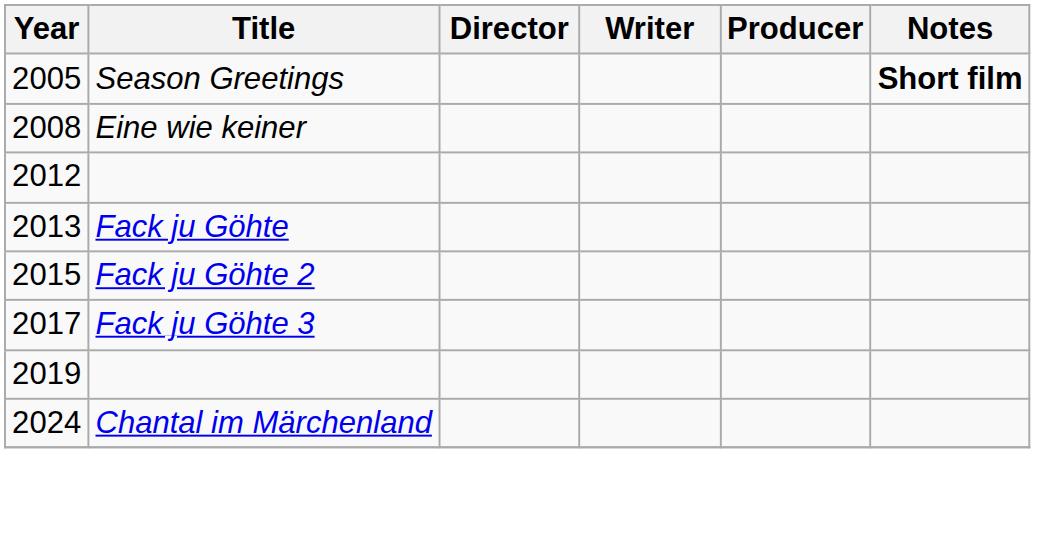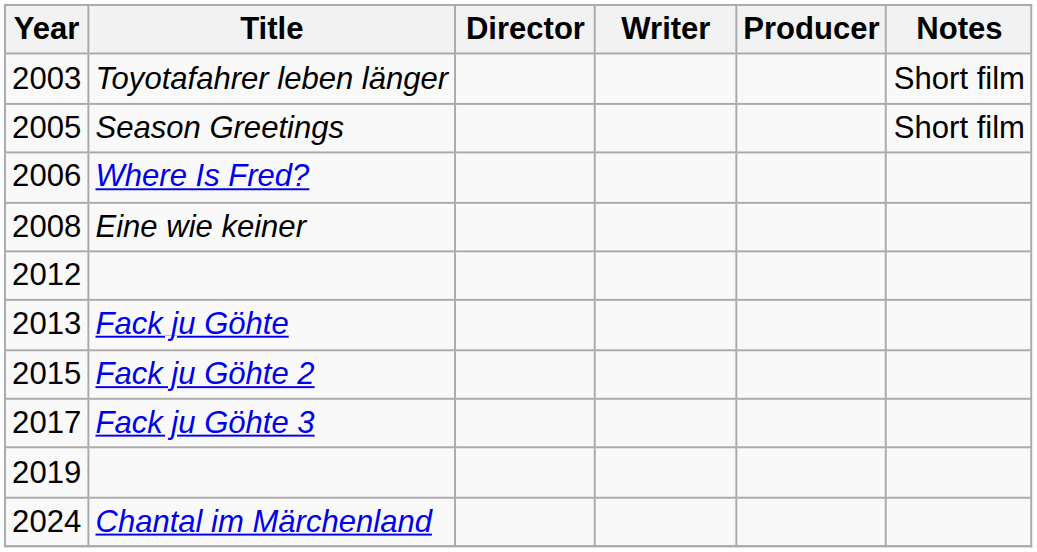+ row: (47, 78)
(950, 78) bold -> (959, 127) normal
+ row: (47, 176)
